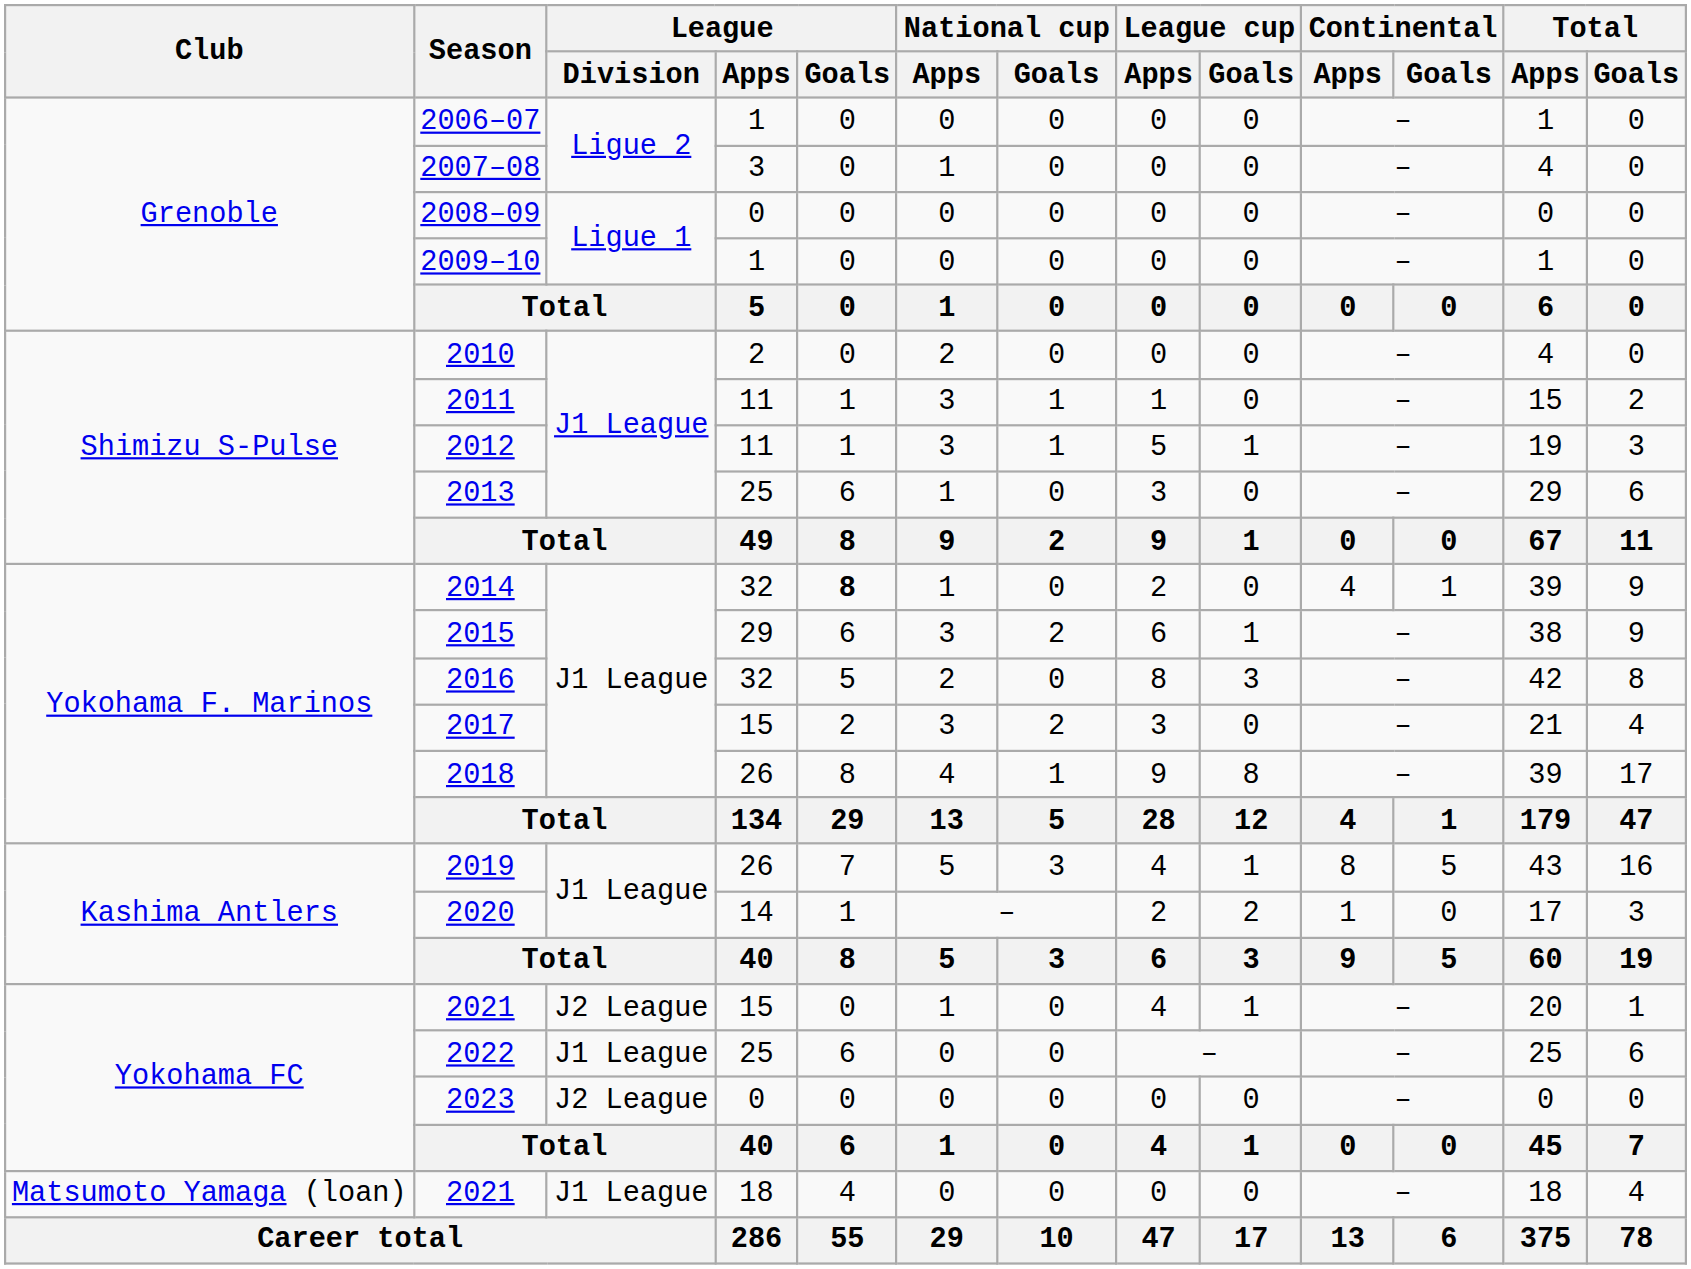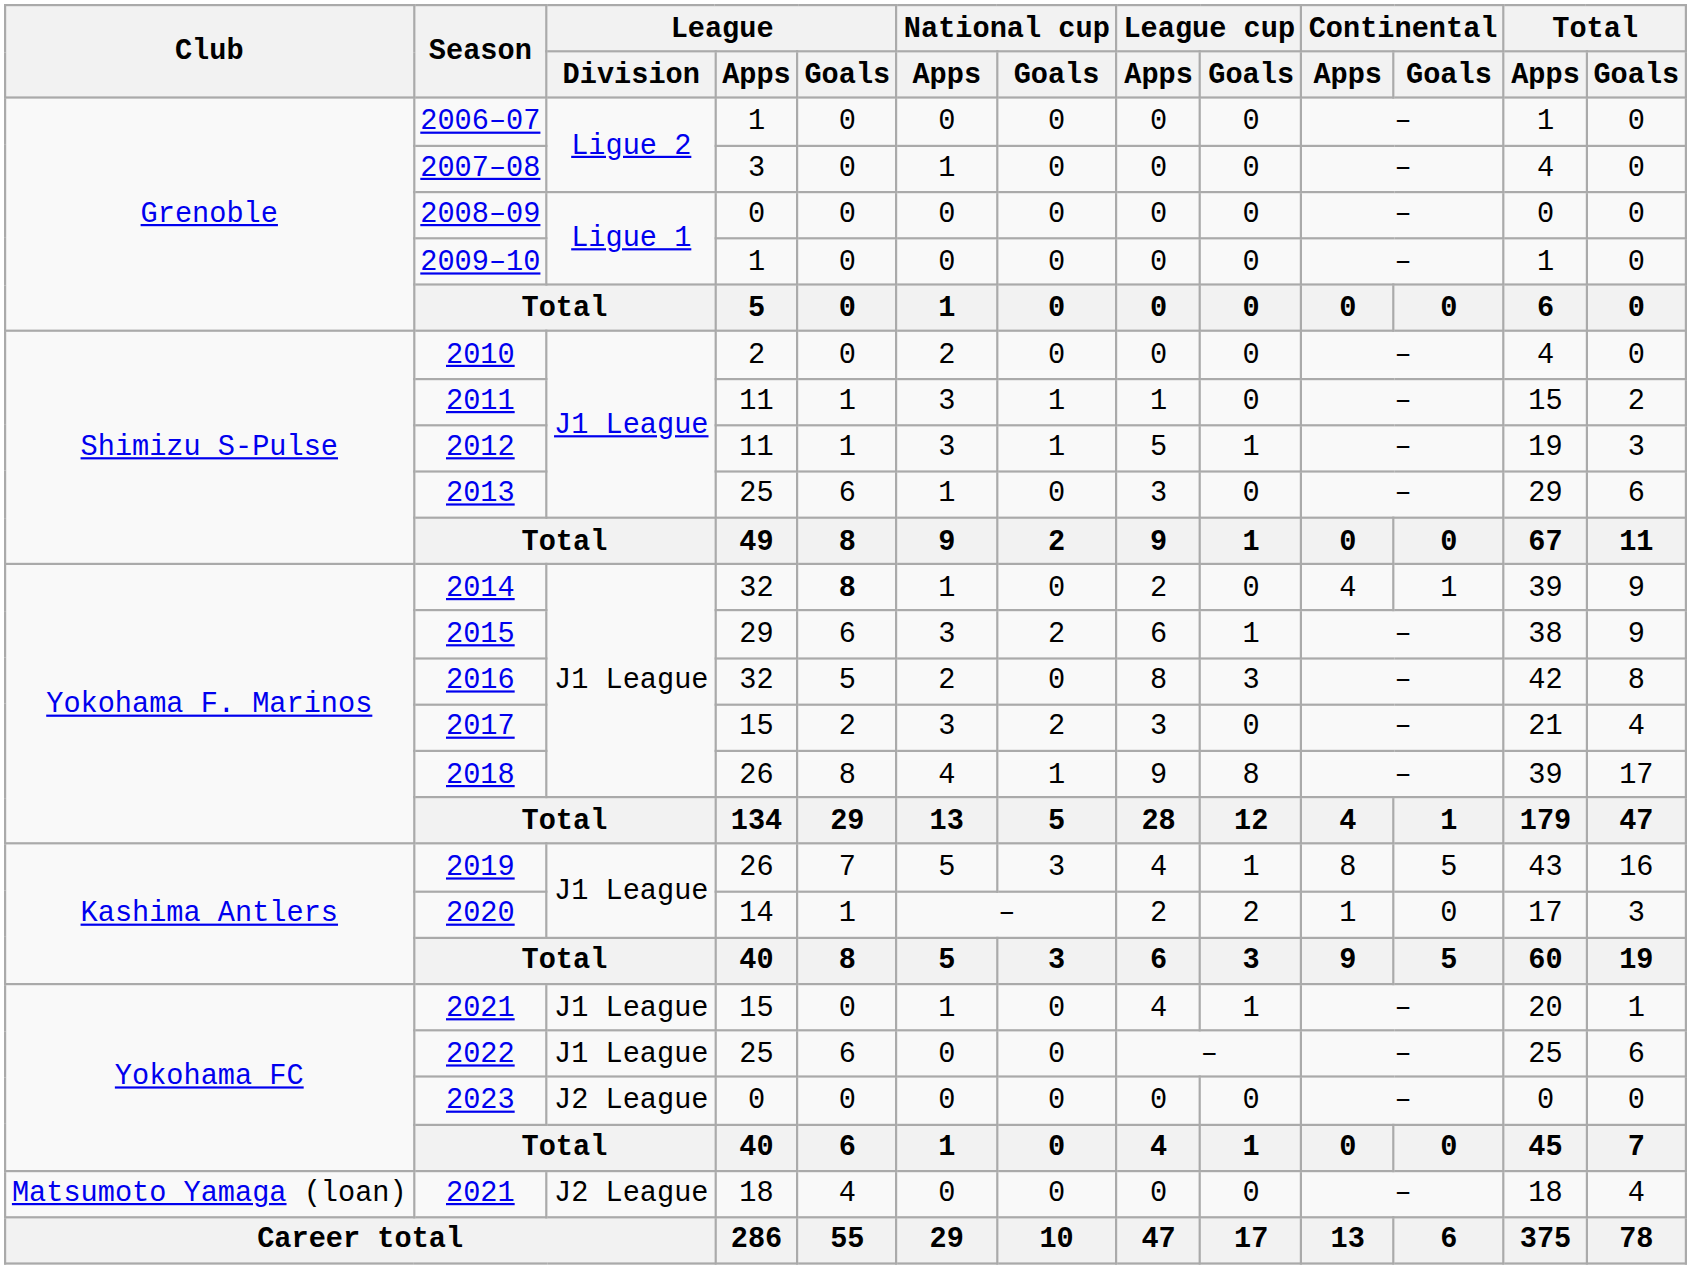(631, 1007) J2 League -> (631, 1007) J1 League
(631, 1194) J1 League -> (631, 1194) J2 League
